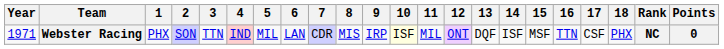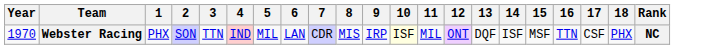- column: (694, 14)
(22, 34) 1971 -> (22, 34) 1970
